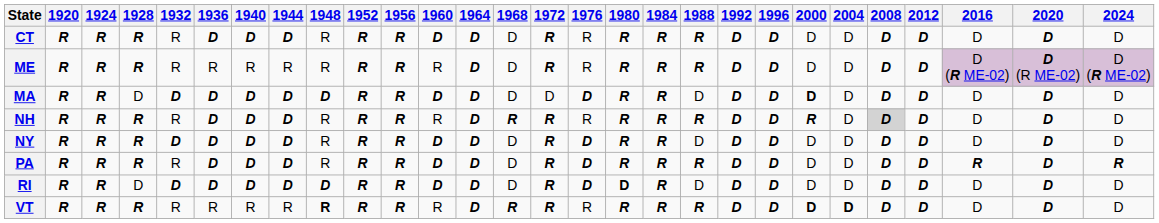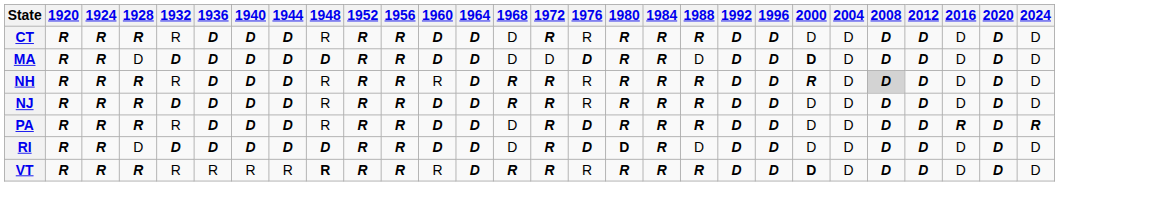- row: (25, 67)
+ row: (25, 103)
- row: (25, 141)
(849, 207) bold -> (849, 170) normal
